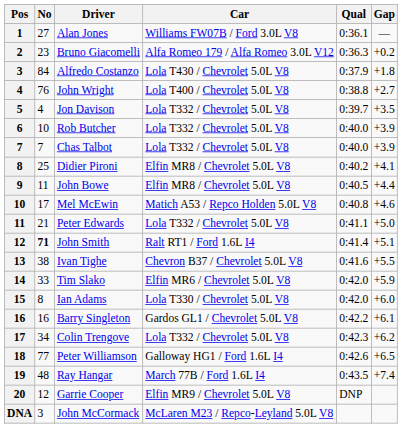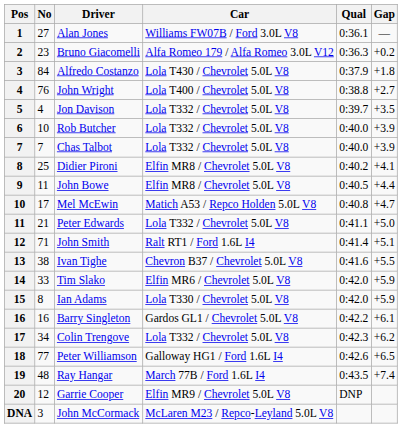(384, 204) +4.6 -> (384, 204) +4.7
(43, 242) bold -> (43, 242) normal
(384, 299) +6.0 -> (384, 299) +5.9
